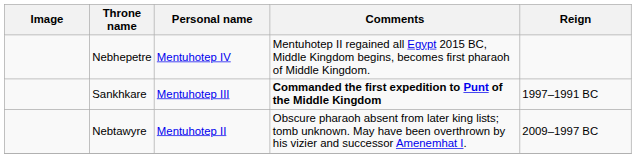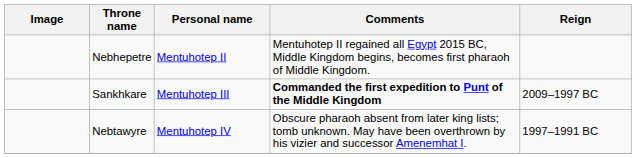(194, 57) Mentuhotep IV -> (192, 57) Mentuhotep II
(560, 94) 1997–1991 BC -> (560, 94) 2009–1997 BC
(192, 131) Mentuhotep II -> (194, 131) Mentuhotep IV
(560, 131) 2009–1997 BC -> (560, 131) 1997–1991 BC
